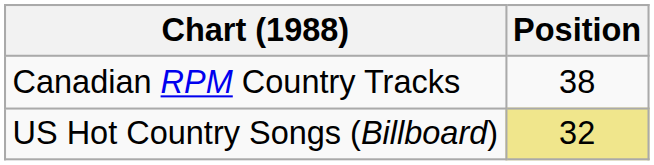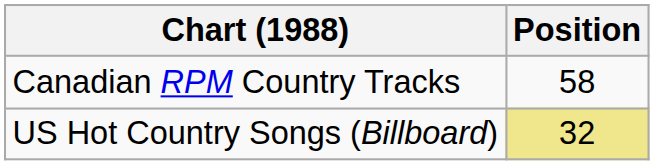(577, 81) 38 -> (577, 81) 58
